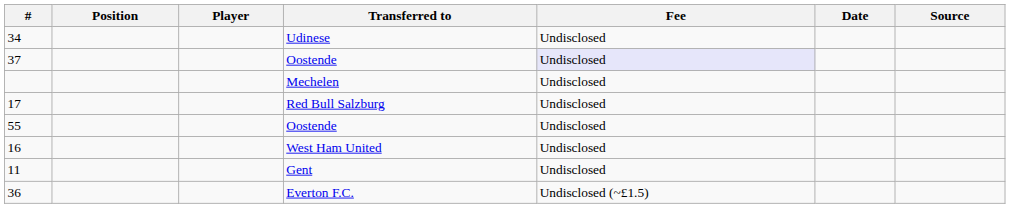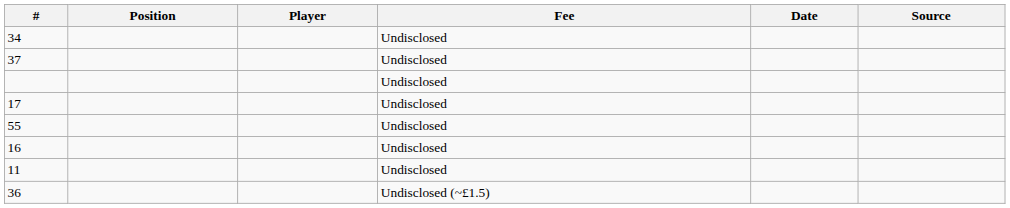- column: (410, 15)
(573, 59) lavender background -> (414, 59) no background
